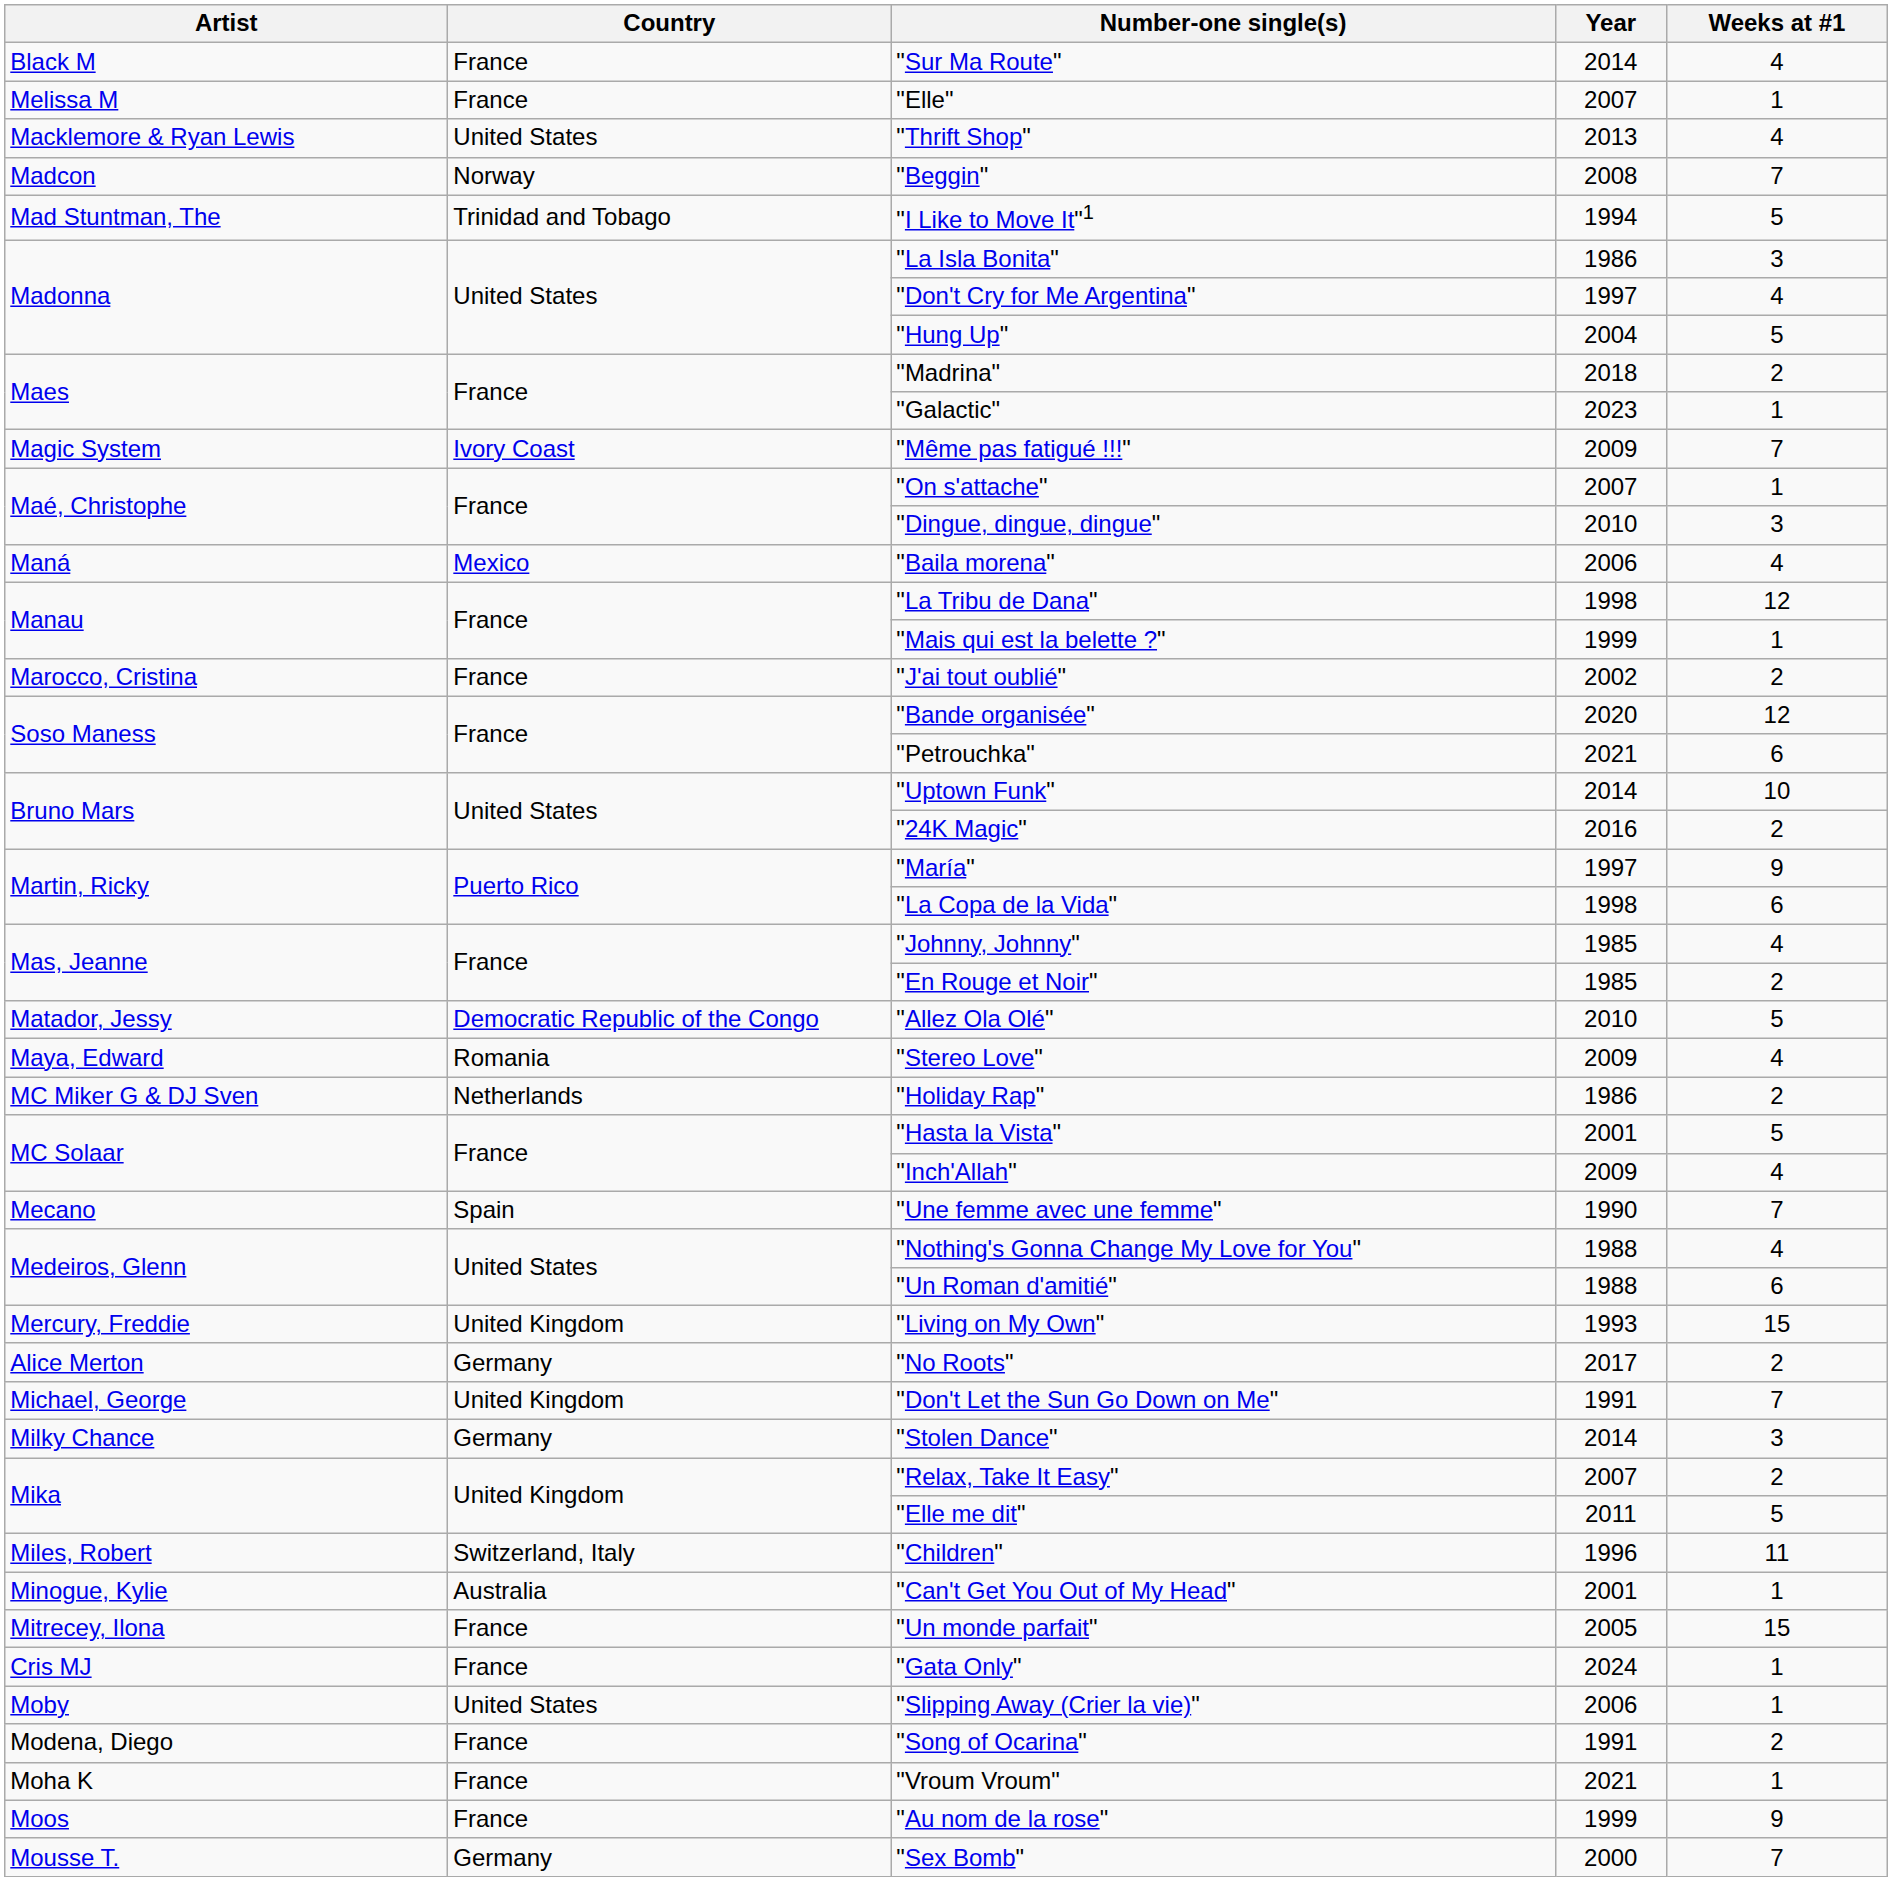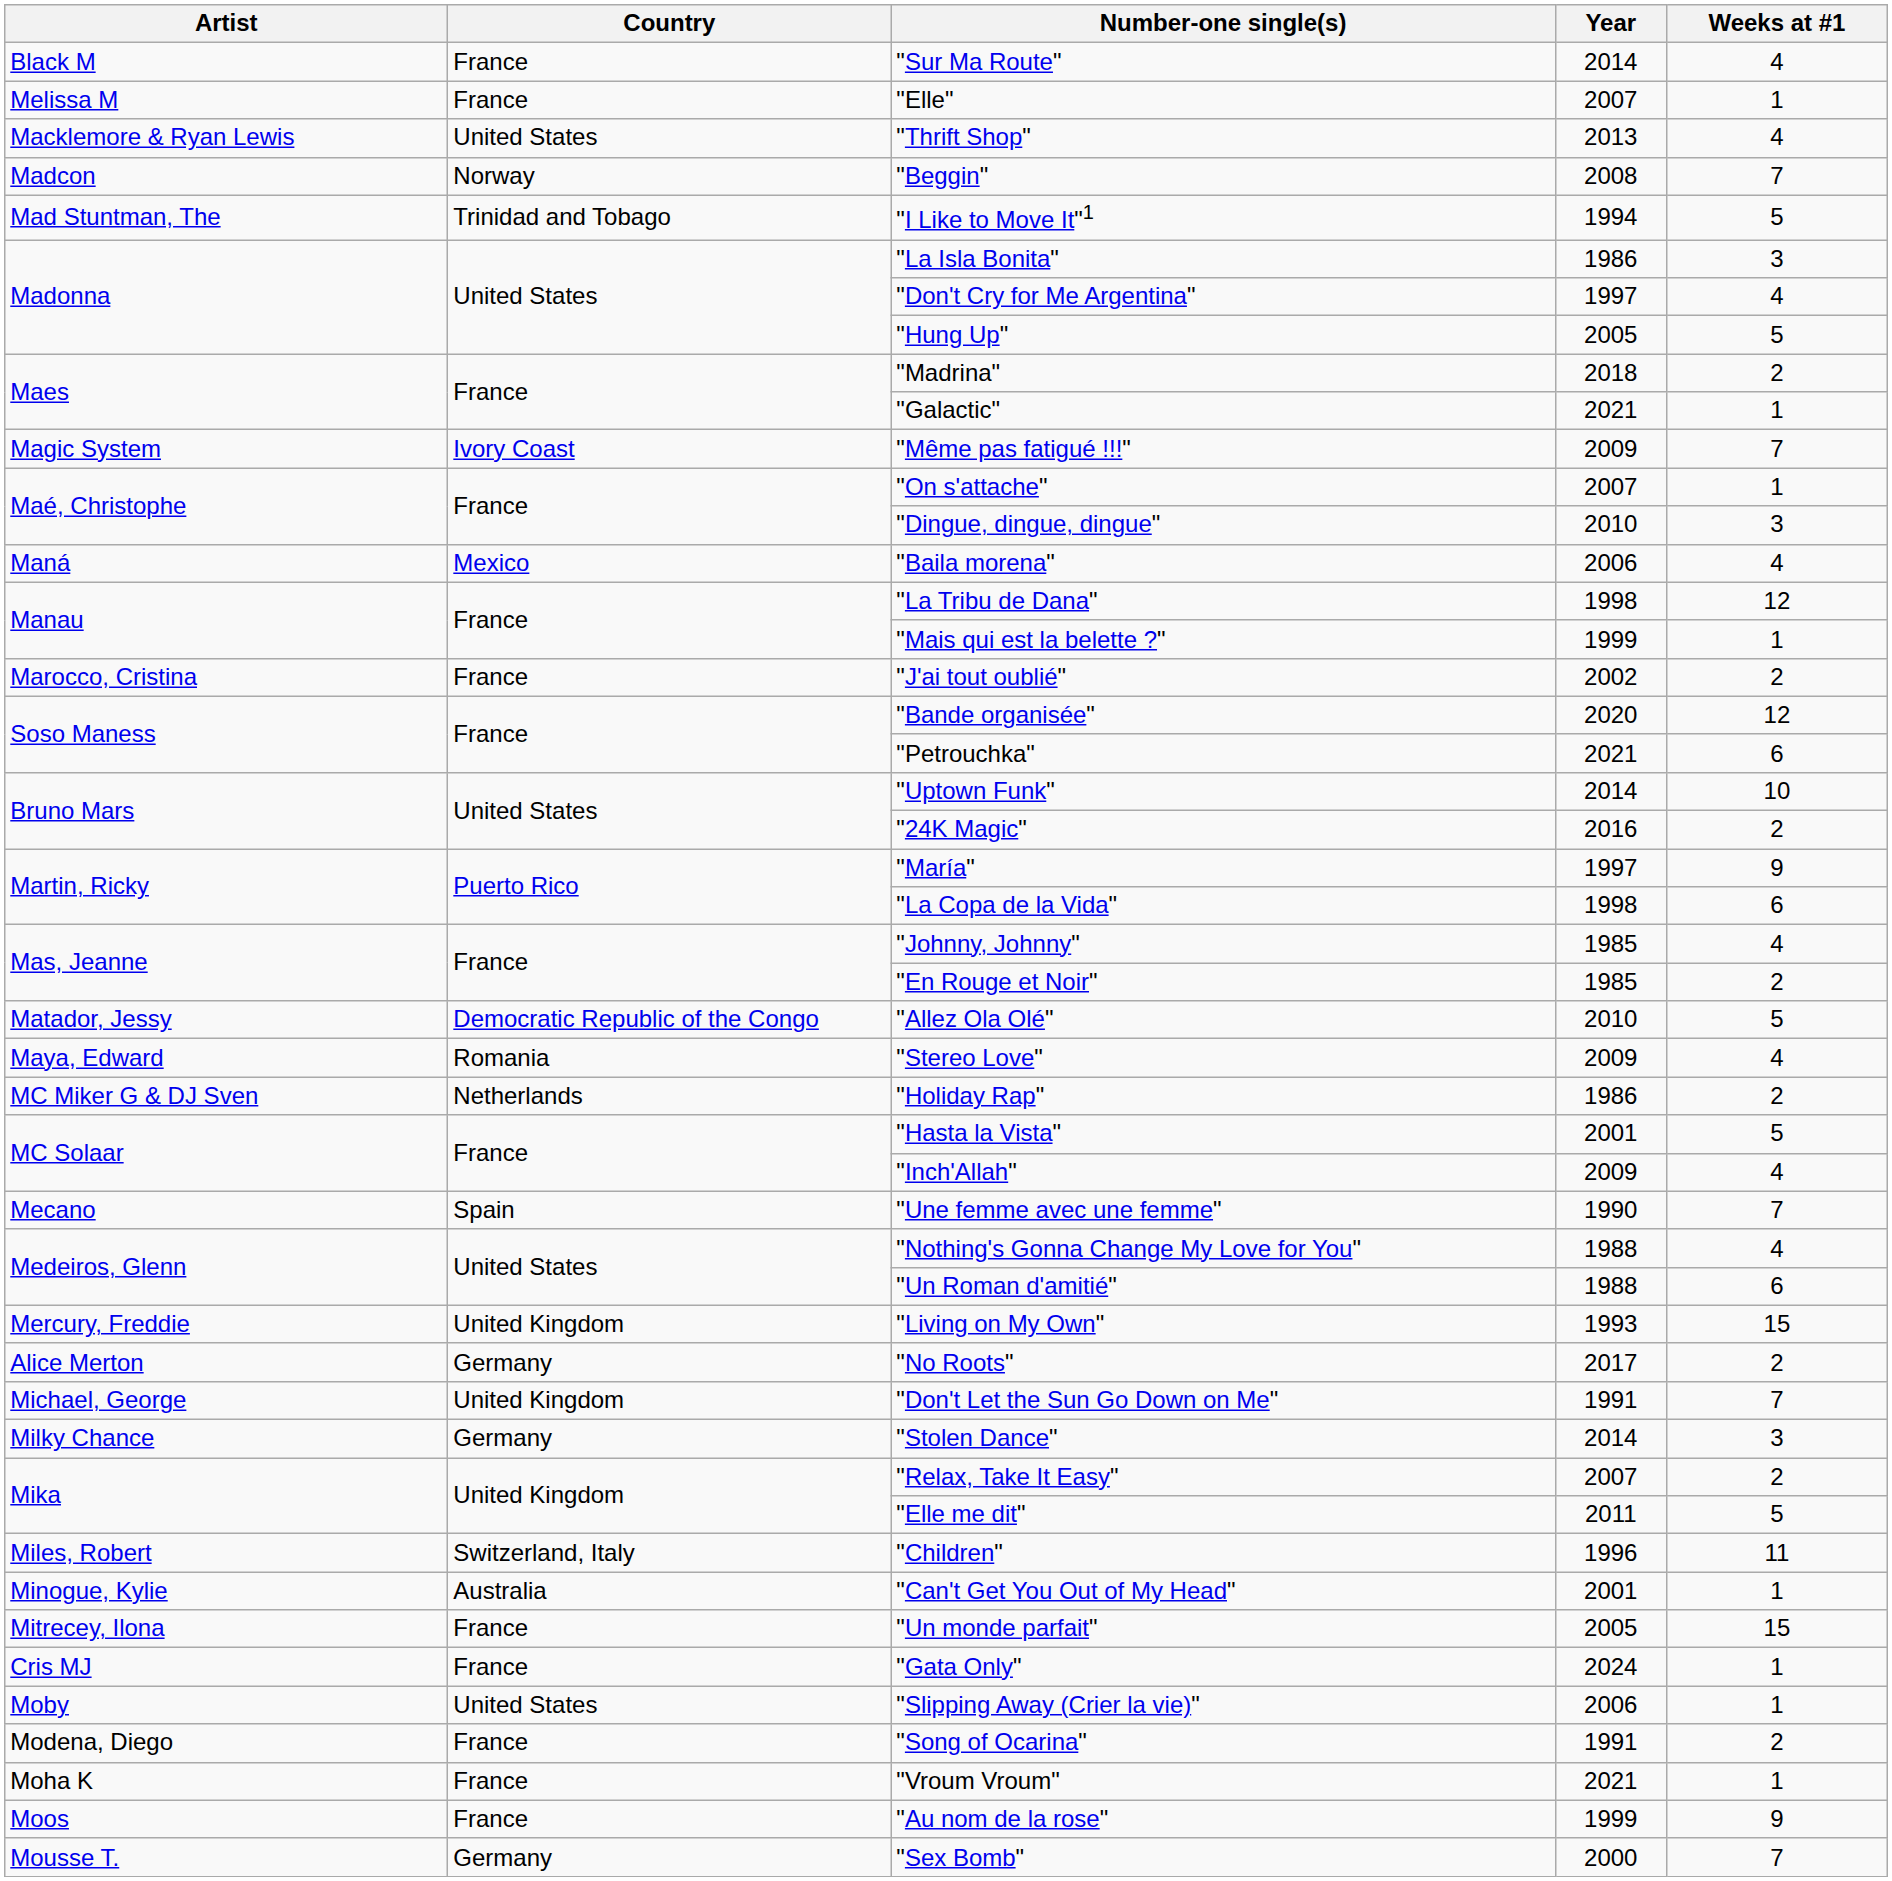(1611, 334) 2004 -> (1611, 334) 2005
(1611, 410) 2023 -> (1611, 410) 2021
